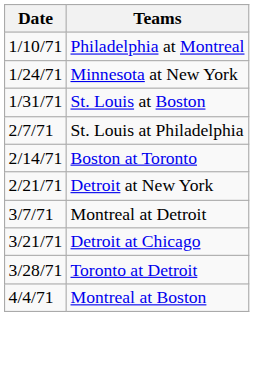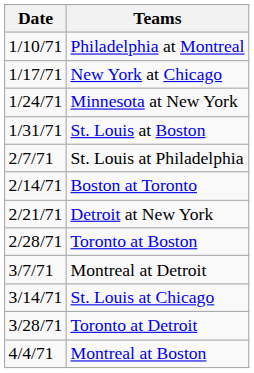+ row: (146, 74)
+ row: (134, 241)
+ row: (142, 297)
- row: (136, 241)
